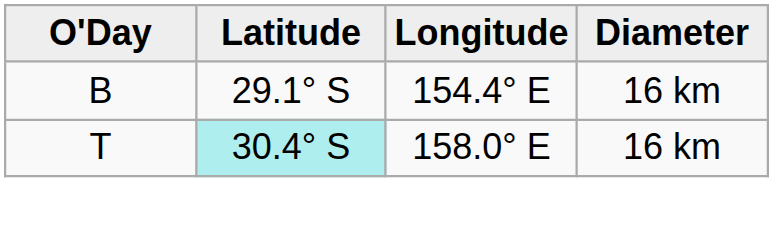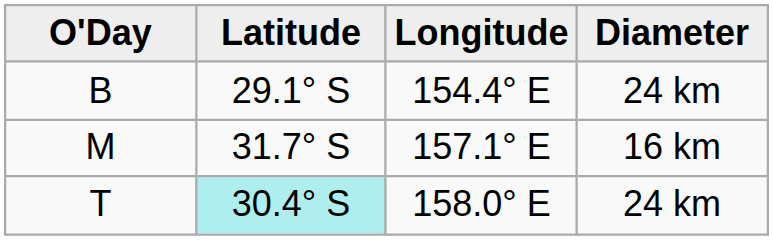(672, 90) 16 km -> (672, 90) 24 km
+ row: (100, 147)
(672, 147) 16 km -> (672, 204) 24 km
